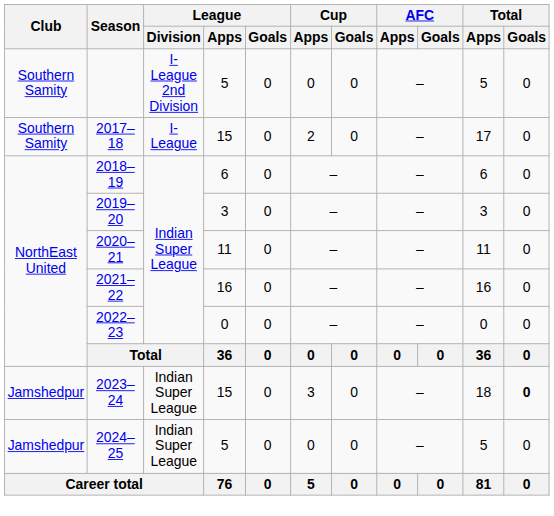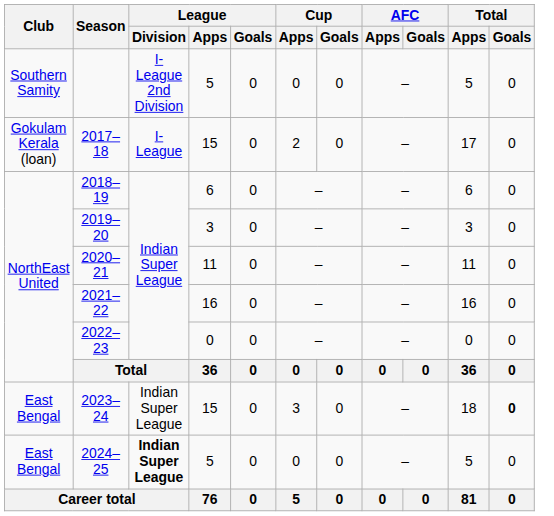(46, 136) Southern Samity -> (39, 144) Gokulam Kerala (loan)
(46, 392) Jamshedpur -> (39, 408) East Bengal
(46, 446) Jamshedpur -> (39, 461) East Bengal
(174, 446) normal -> (159, 461) bold
